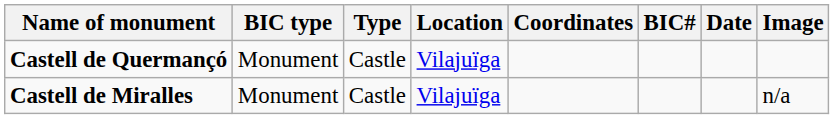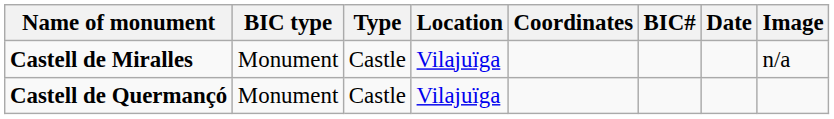rows swapped: (101, 95) <-> (119, 58)
